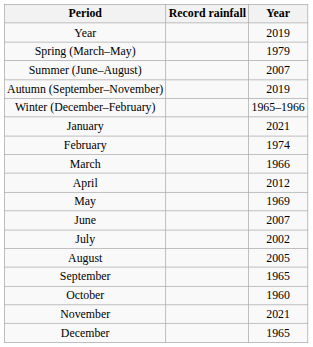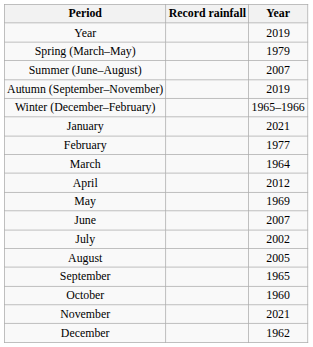(278, 145) 1974 -> (278, 145) 1977
(278, 164) 1966 -> (278, 164) 1964
(278, 333) 1965 -> (278, 333) 1962
